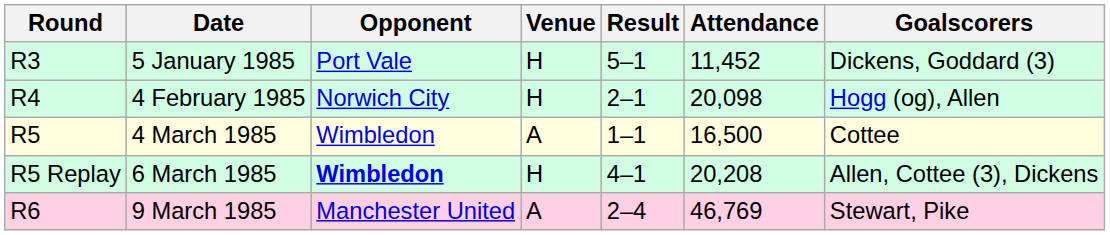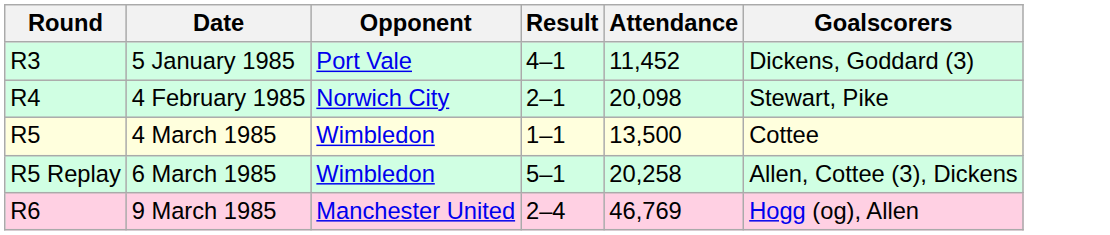- column: (561, 23)
(626, 60) 5–1 -> (546, 60) 4–1
(915, 98) Hogg (og), Allen -> (819, 98) Stewart, Pike
(726, 135) 16,500 -> (646, 135) 13,500
(380, 173) bold -> (376, 173) normal
(626, 173) 4–1 -> (546, 173) 5–1
(726, 173) 20,208 -> (646, 173) 20,258
(900, 211) Stewart, Pike -> (834, 211) Hogg (og), Allen
